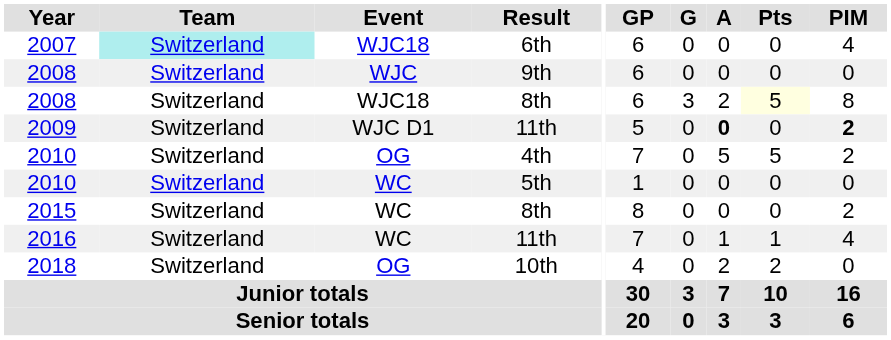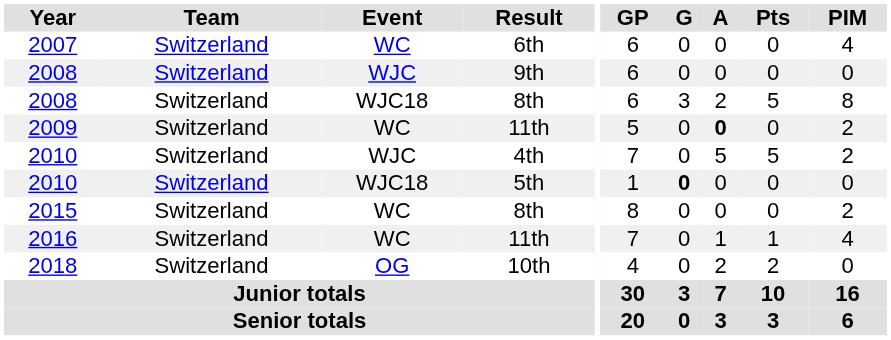(207, 45) paleturquoise background -> (212, 45) no background
(393, 45) WJC18 -> (392, 45) WC
(775, 100) lightyellow background -> (773, 100) no background
(393, 128) WJC D1 -> (392, 128) WC
(848, 128) bold -> (848, 128) normal
(393, 155) OG -> (392, 155) WJC
(393, 183) WC -> (392, 183) WJC18
(688, 183) normal -> (684, 183) bold
